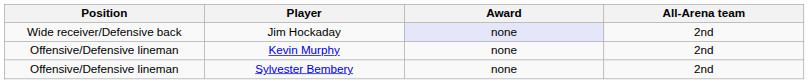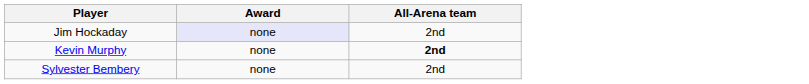- column: (104, 13)
(704, 50) normal -> (435, 50) bold
